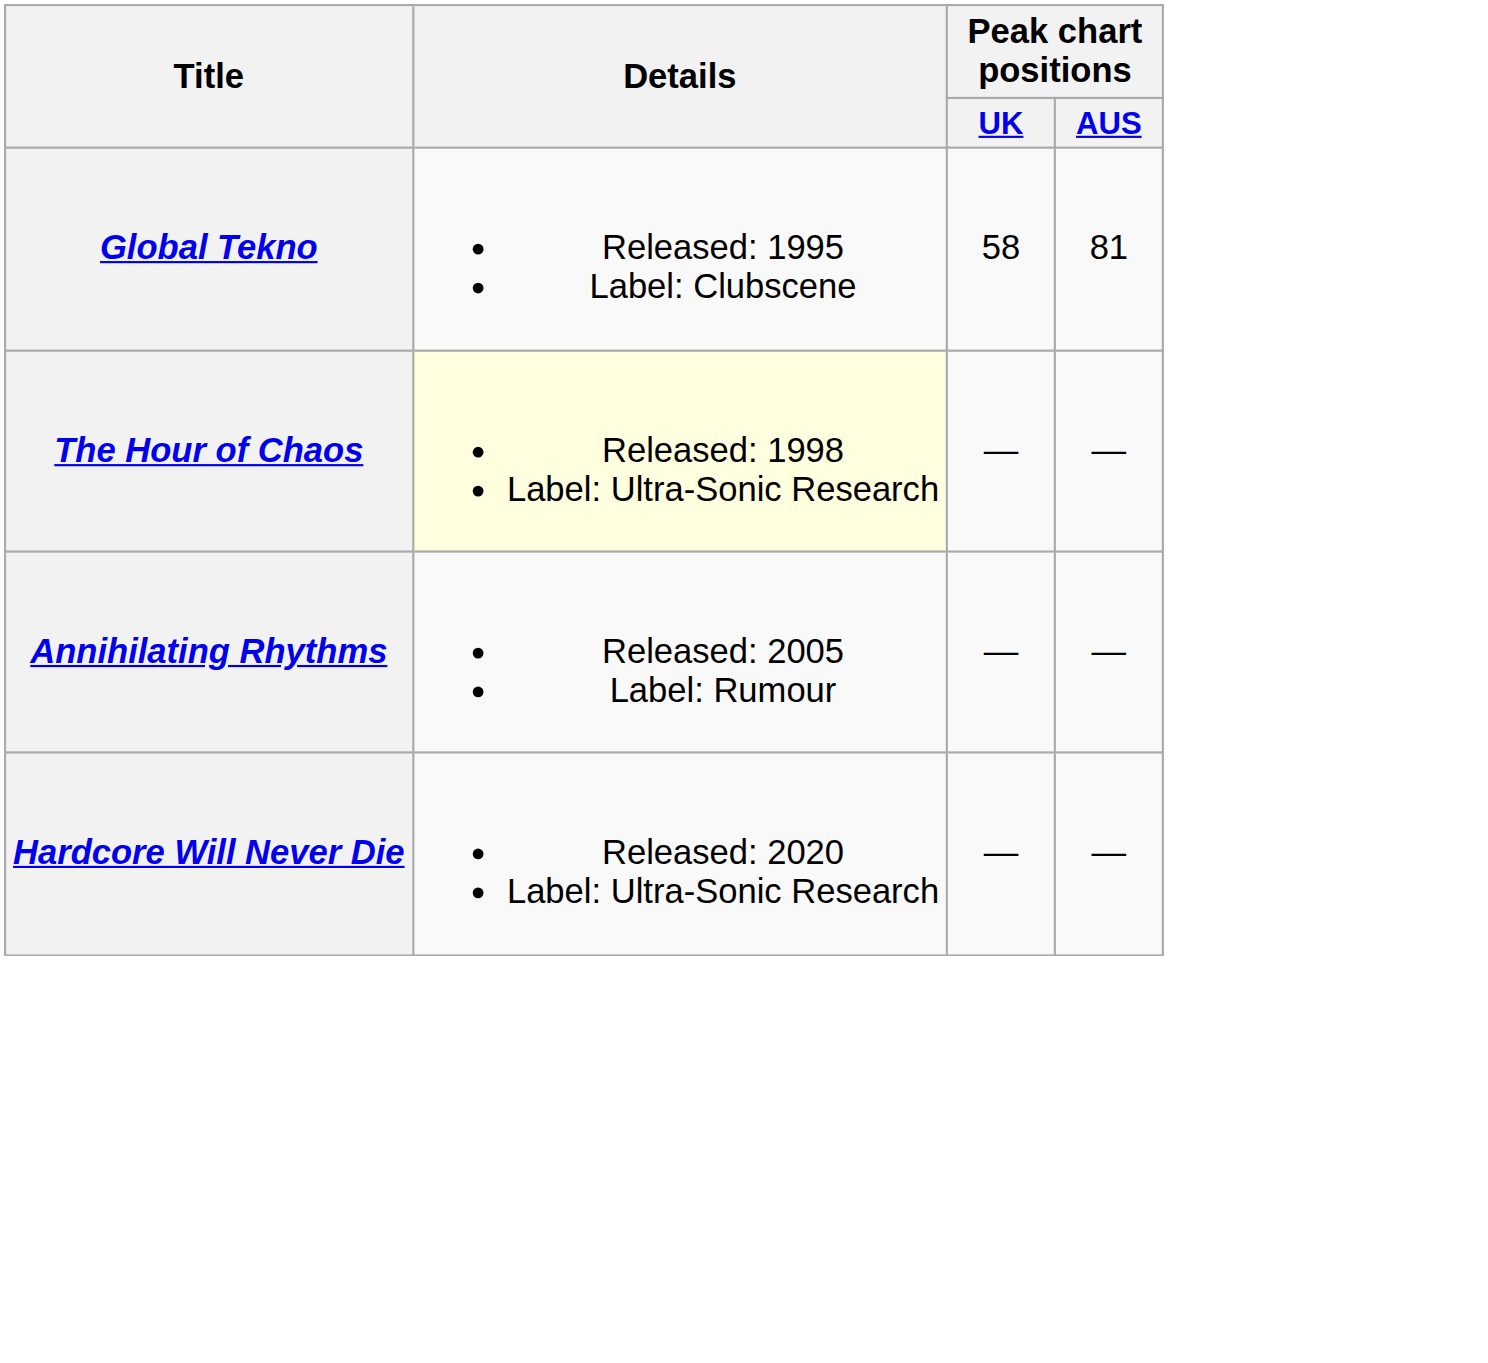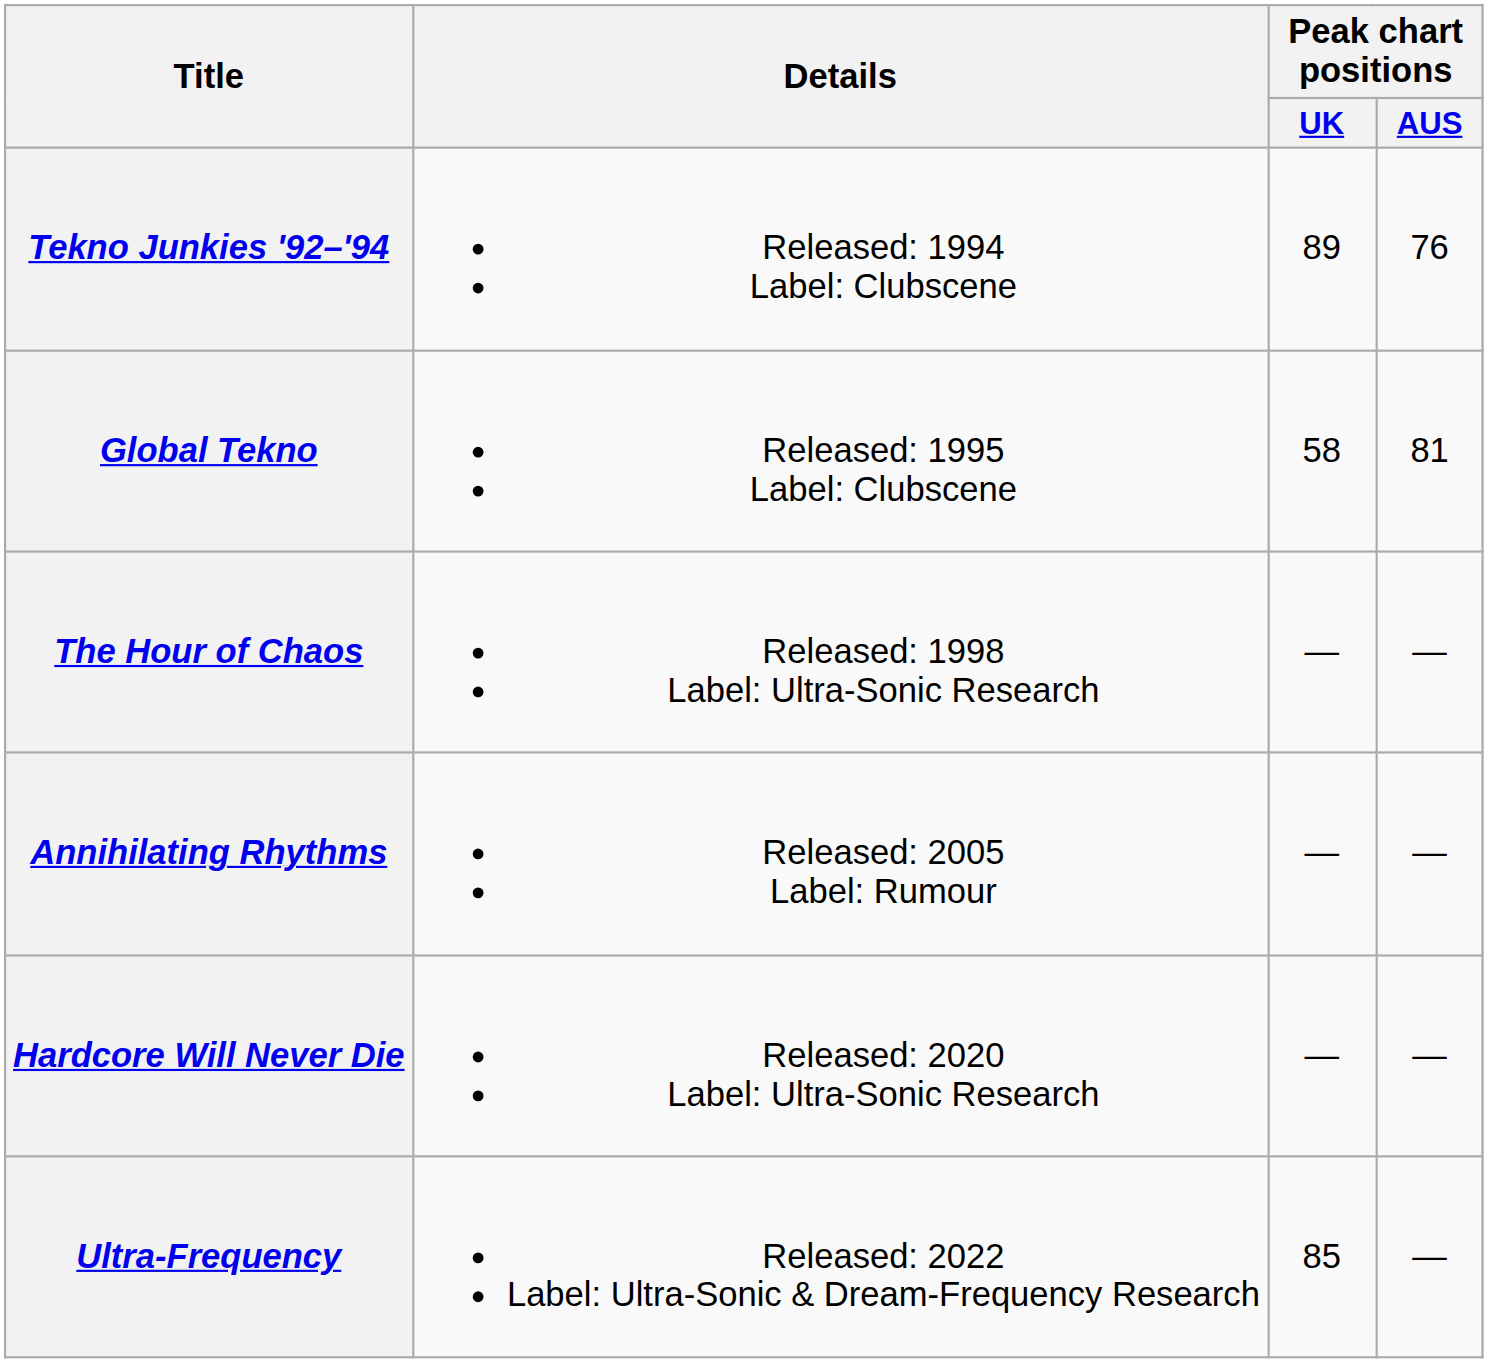+ row: (209, 248)
(680, 470) lightyellow background -> (840, 672) no background
+ row: (209, 1256)
